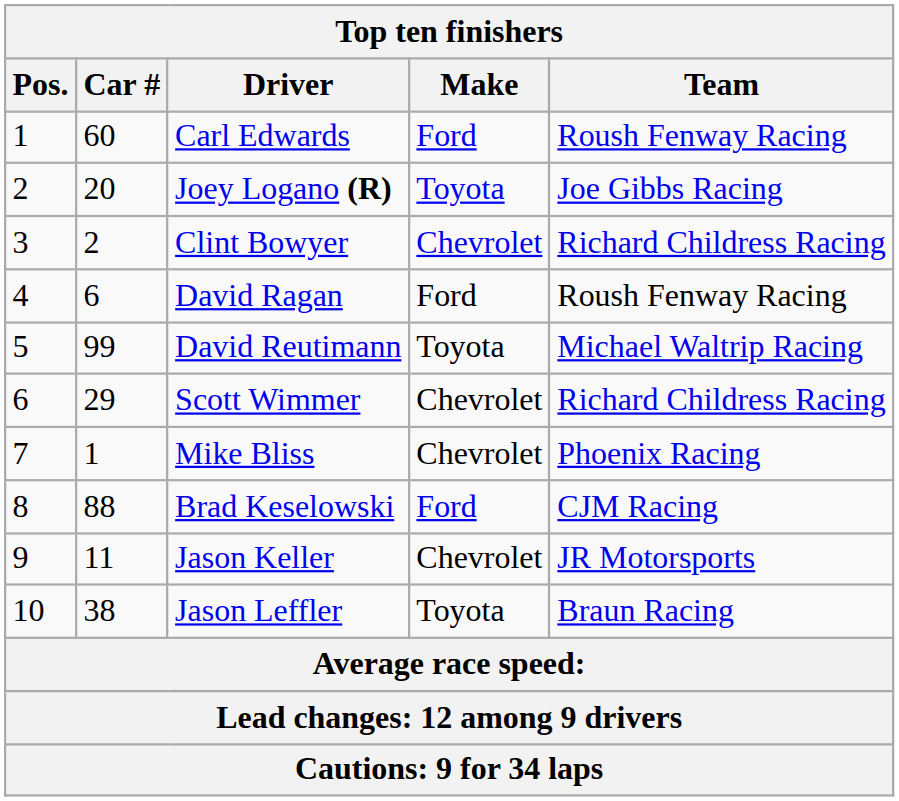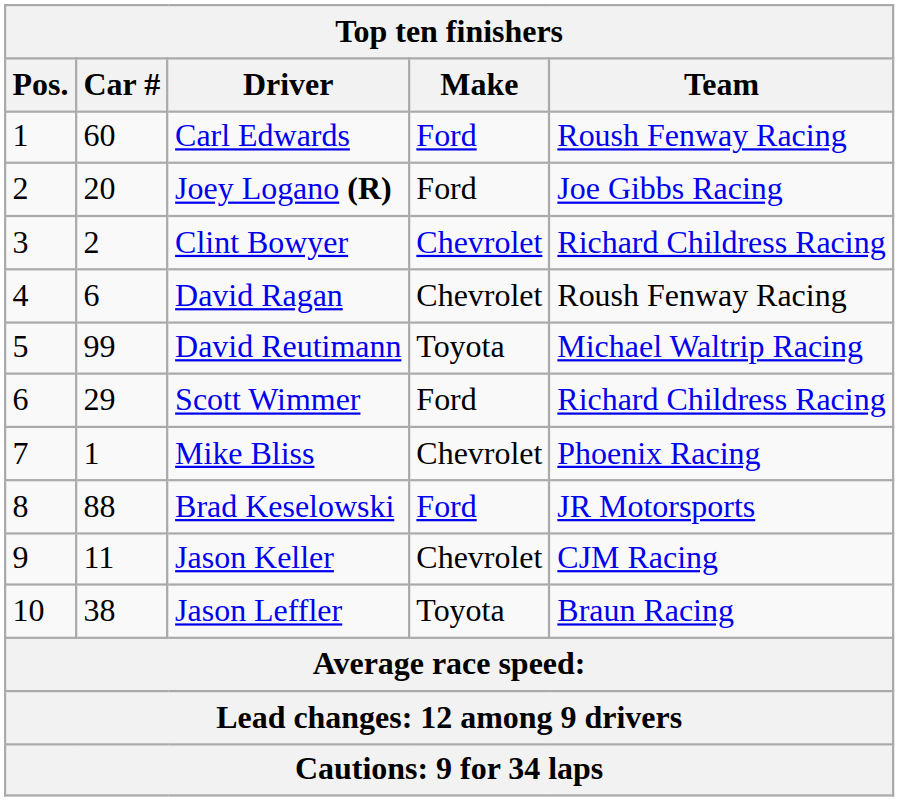(461, 189) Toyota -> (447, 189) Ford
(447, 294) Ford -> (479, 294) Chevrolet
(479, 400) Chevrolet -> (447, 400) Ford
(638, 505) CJM Racing -> (656, 505) JR Motorsports
(656, 558) JR Motorsports -> (638, 558) CJM Racing
